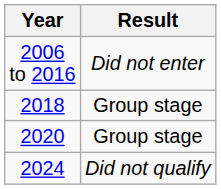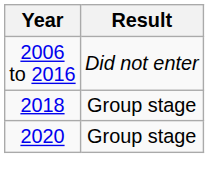- row: (42, 168)
